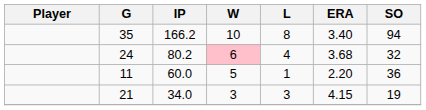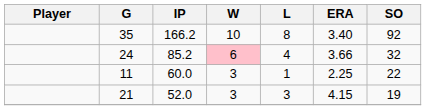(394, 34) 94 -> (394, 34) 92
(180, 54) 80.2 -> (180, 54) 85.2
(340, 54) 3.68 -> (340, 54) 3.66
(233, 74) 5 -> (233, 74) 3
(340, 74) 2.20 -> (340, 74) 2.25
(394, 74) 36 -> (394, 74) 22
(180, 94) 34.0 -> (180, 94) 52.0
